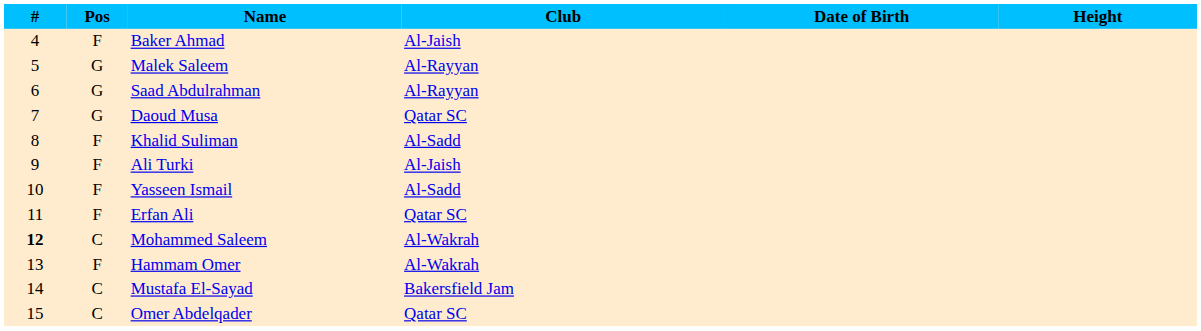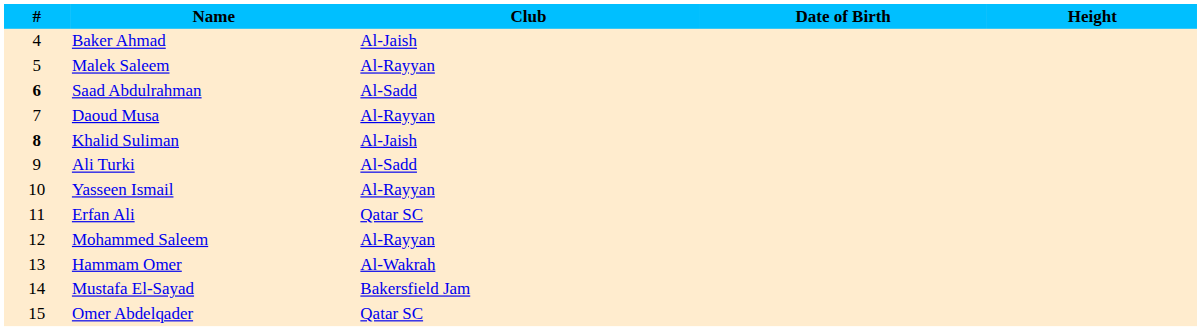- column: (97, 16)
(35, 90) normal -> (37, 90) bold
(441, 90) Al-Rayyan -> (389, 90) Al-Sadd
(435, 115) Qatar SC -> (398, 115) Al-Rayyan
(35, 140) normal -> (37, 140) bold
(432, 140) Al-Sadd -> (389, 140) Al-Jaish
(432, 164) Al-Jaish -> (389, 164) Al-Sadd
(432, 189) Al-Sadd -> (398, 189) Al-Rayyan
(35, 239) bold -> (37, 239) normal
(442, 239) Al-Wakrah -> (398, 239) Al-Rayyan
